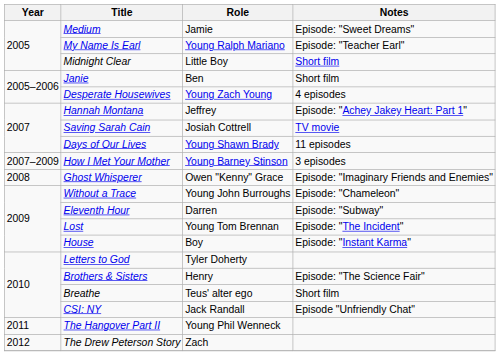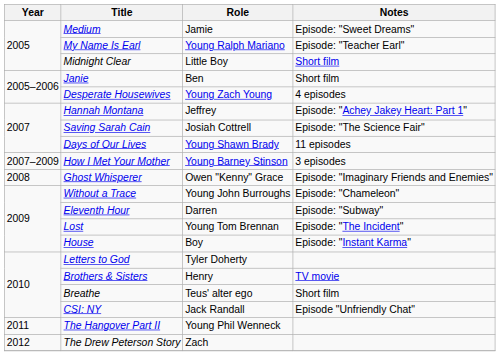(317, 128) TV movie -> (360, 128) Episode: "The Science Fair"
(360, 276) Episode: "The Science Fair" -> (317, 276) TV movie
